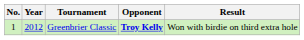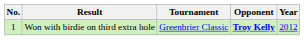columns swapped: (34, 12) <-> (232, 12)
